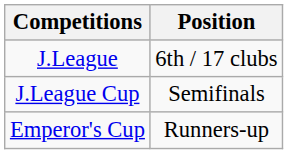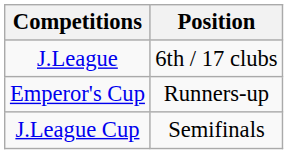rows swapped: (77, 129) <-> (77, 93)
